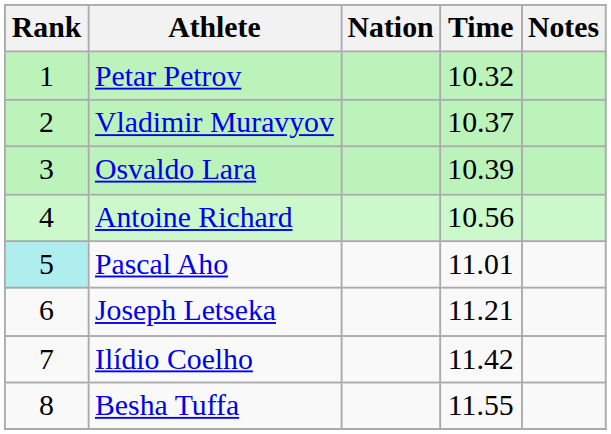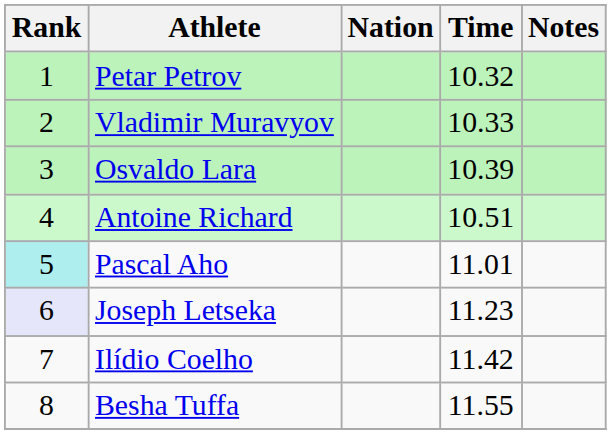(481, 122) 10.37 -> (481, 122) 10.33
(481, 216) 10.56 -> (481, 216) 10.51
(47, 311) no background -> (47, 311) lavender background
(481, 311) 11.21 -> (481, 311) 11.23
